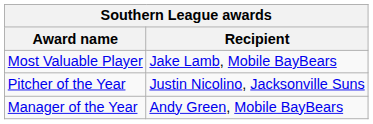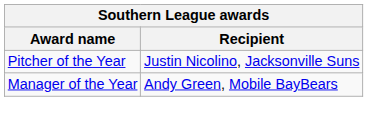- row: (75, 61)
